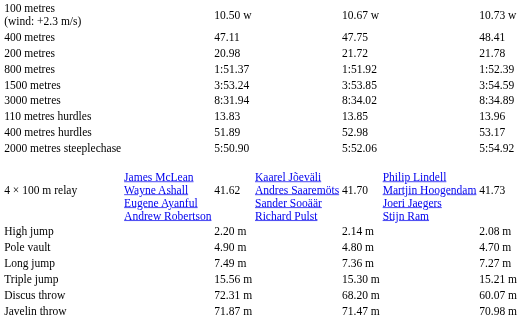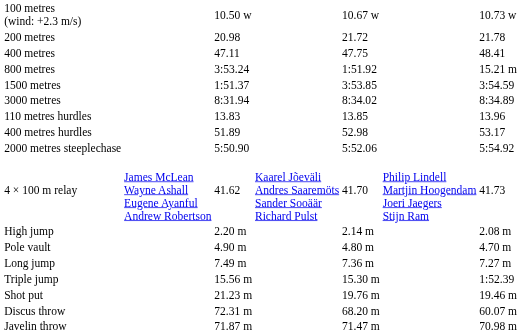rows swapped: (30, 53) <-> (30, 37)
(232, 69) 1:51.37 -> (232, 69) 3:53.24
(497, 69) 1:52.39 -> (498, 69) 15.21 m
(232, 85) 3:53.24 -> (232, 85) 1:51.37
(498, 279) 15.21 m -> (497, 279) 1:52.39
+ row: (24, 295)
